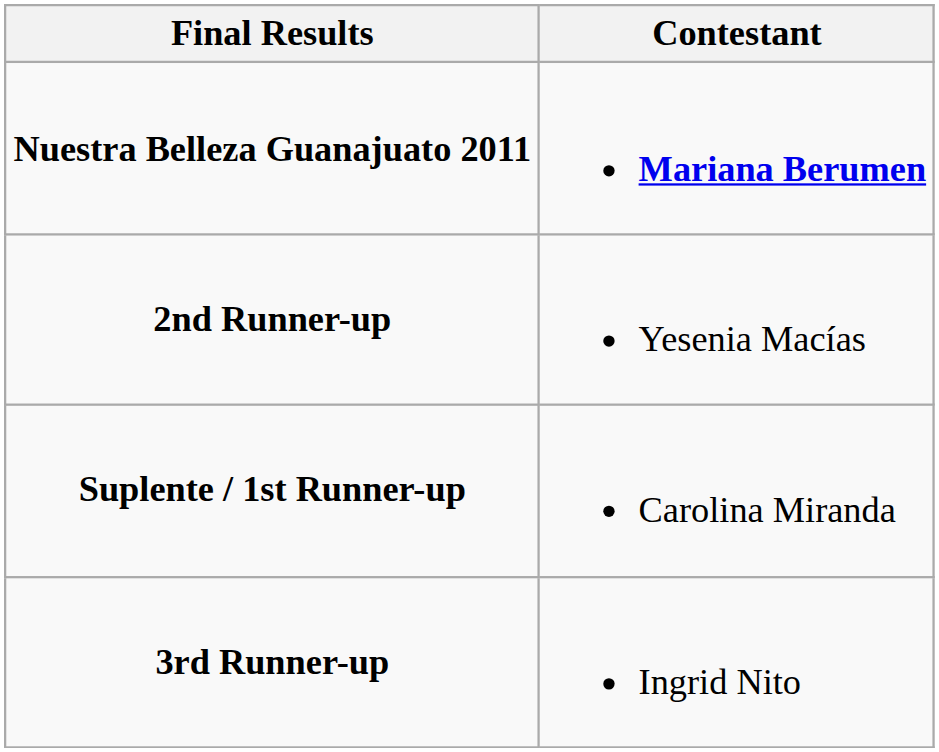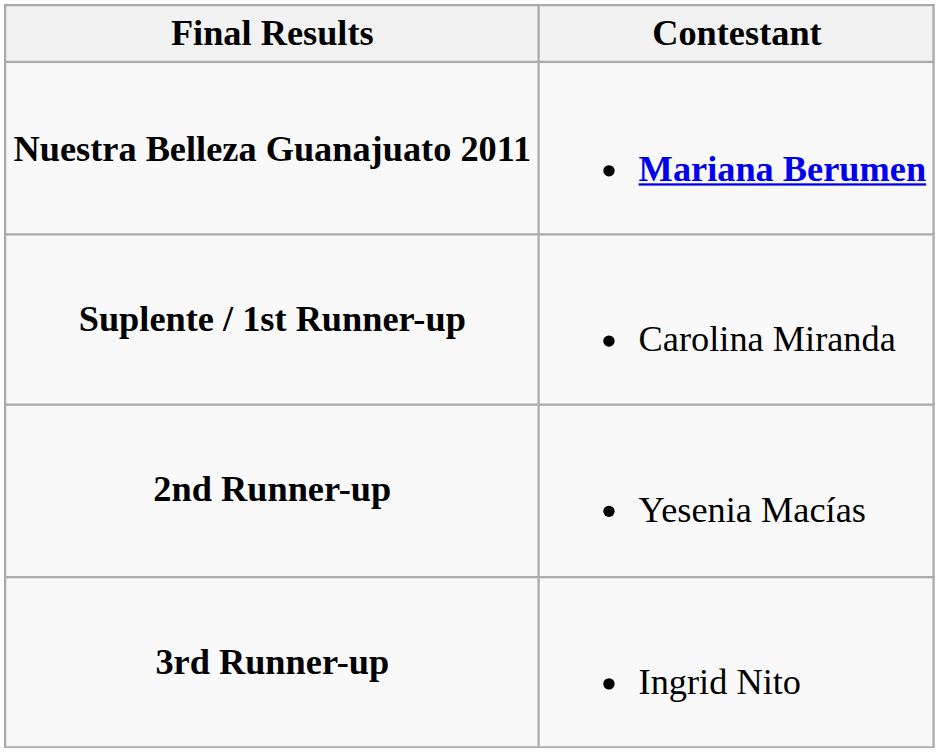rows swapped: (272, 489) <-> (272, 318)
